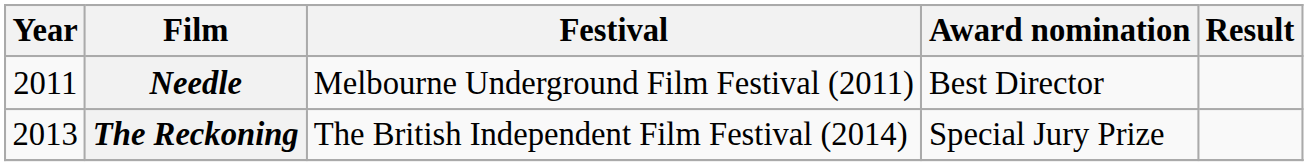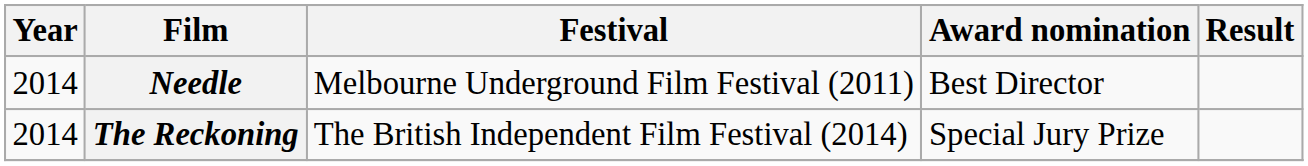(45, 82) 2011 -> (45, 82) 2014
(45, 133) 2013 -> (45, 133) 2014
